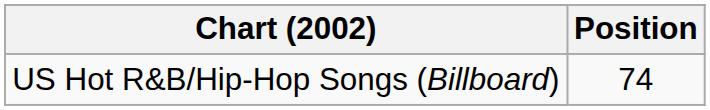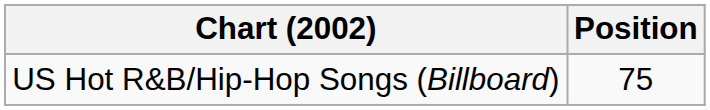(636, 79) 74 -> (636, 79) 75
